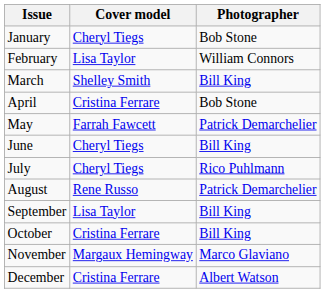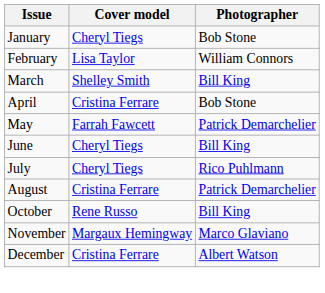(105, 189) Rene Russo -> (115, 189) Cristina Ferrare
- row: (37, 211)
(116, 233) Cristina Ferrare -> (105, 211) Rene Russo
